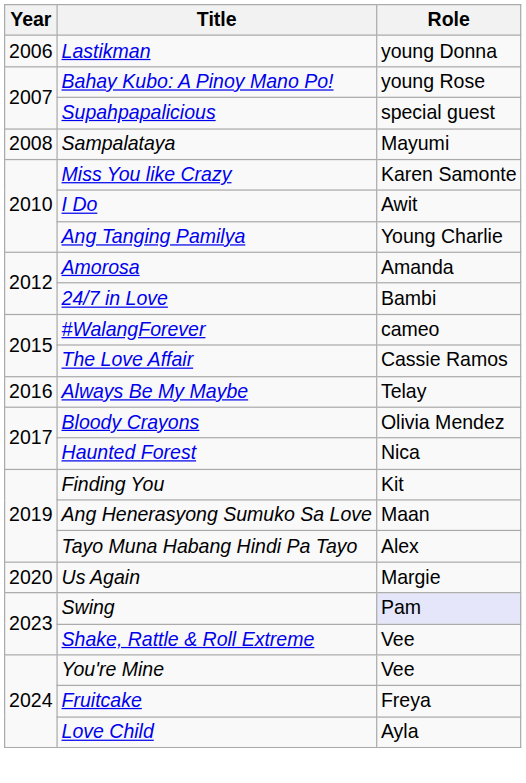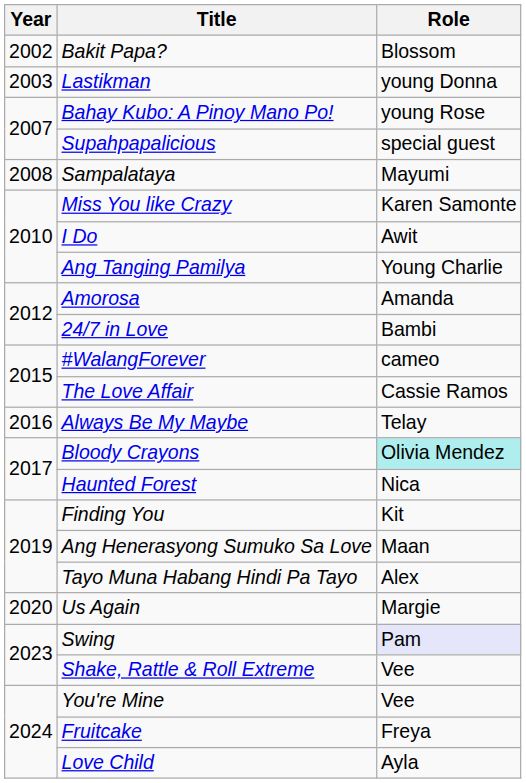+ row: (114, 50)
(31, 50) 2006 -> (31, 81) 2003
(443, 422) no background -> (443, 453) paleturquoise background
